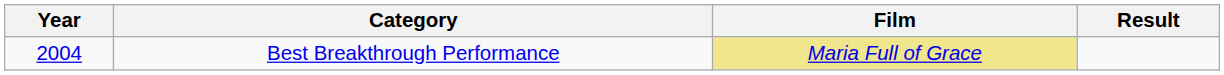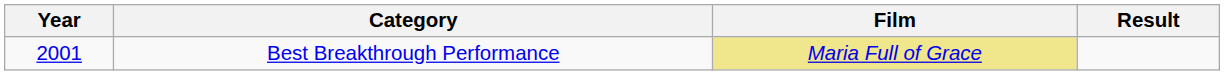(59, 53) 2004 -> (59, 53) 2001
